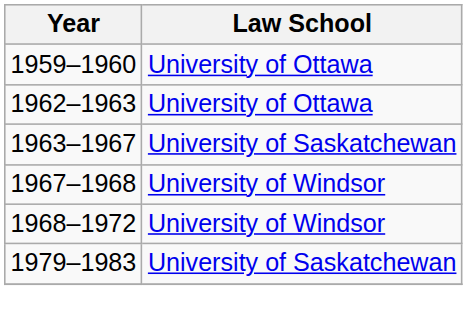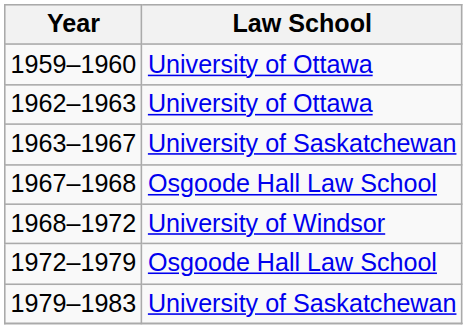(267, 183) University of Windsor -> (292, 183) Osgoode Hall Law School
+ row: (73, 263)
